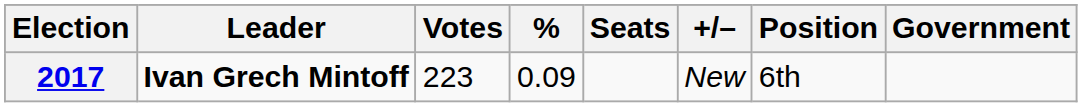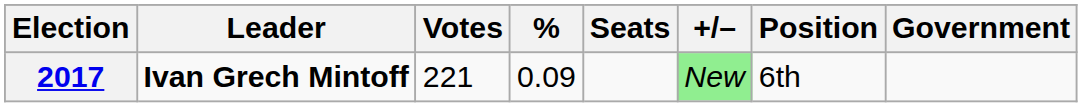(448, 76) 223 -> (448, 76) 221
(715, 76) no background -> (715, 76) lightgreen background
